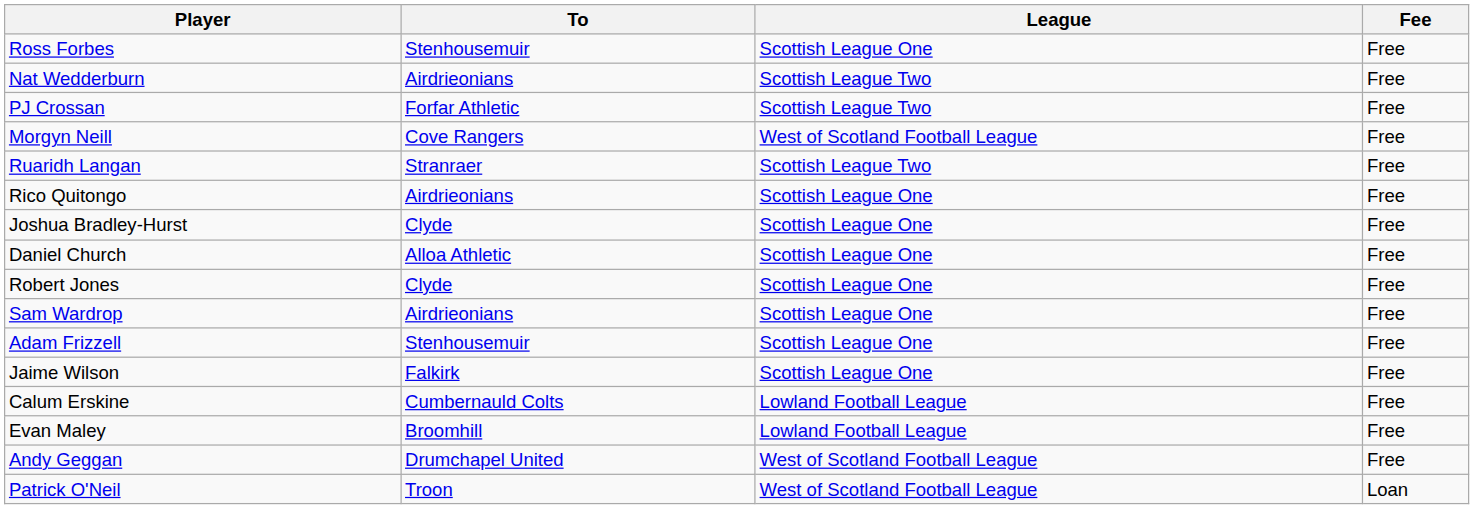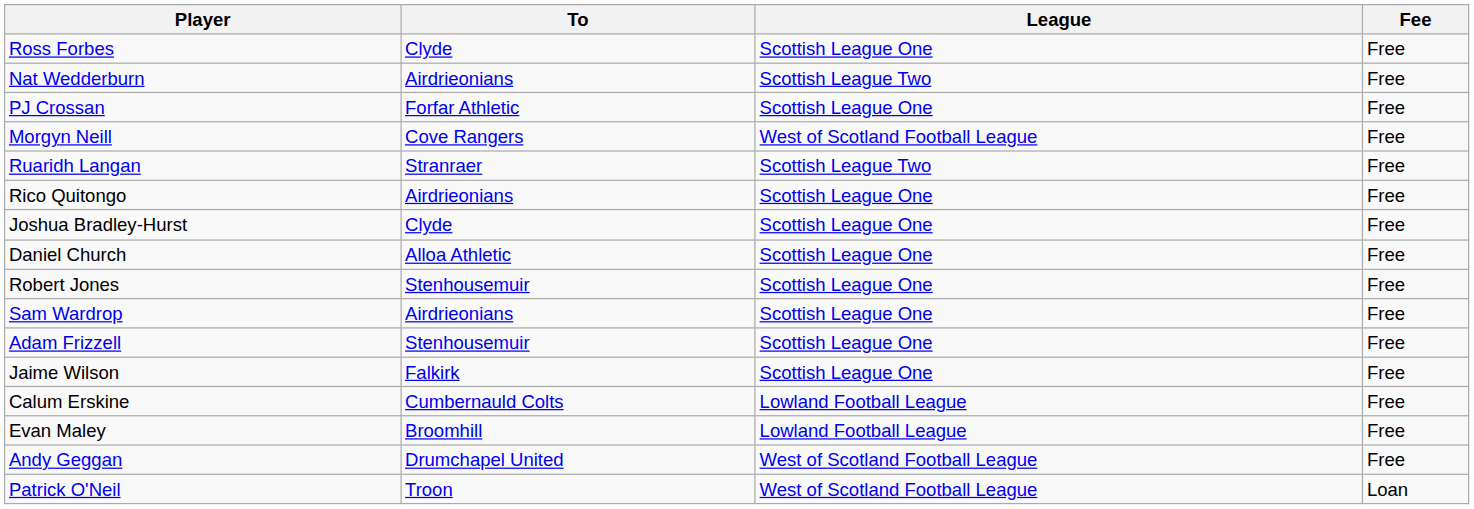(467, 49) Stenhousemuir -> (429, 49) Clyde
(845, 108) Scottish League Two -> (846, 108) Scottish League One
(429, 284) Clyde -> (467, 284) Stenhousemuir
